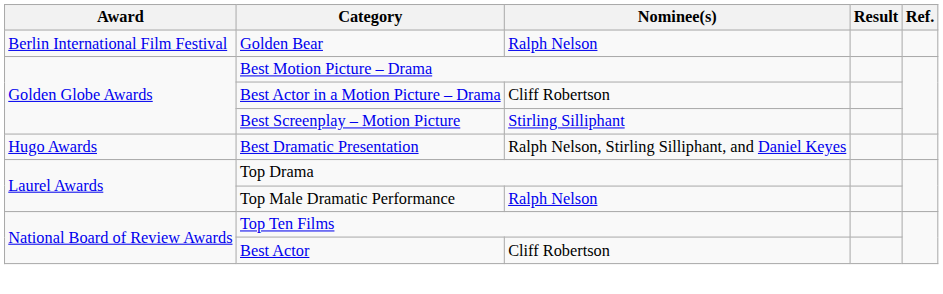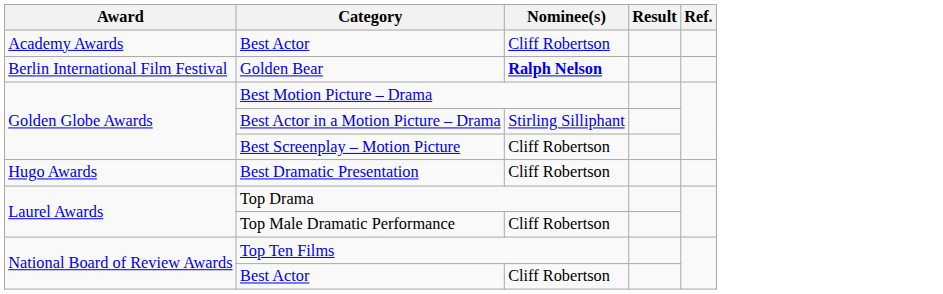+ row: (66, 43)
(553, 43) normal -> (555, 69) bold
(559, 95) Cliff Robertson -> (566, 120) Stirling Silliphant
(566, 120) Stirling Silliphant -> (559, 146) Cliff Robertson
(677, 146) Ralph Nelson, Stirling Silliphant, and Daniel Keyes -> (559, 172) Cliff Robertson
(553, 198) Ralph Nelson -> (559, 224) Cliff Robertson
